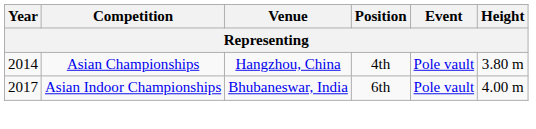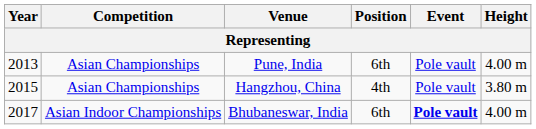+ row: (288, 64)
(23, 64) 2014 -> (23, 87) 2015
(444, 87) normal -> (446, 111) bold
